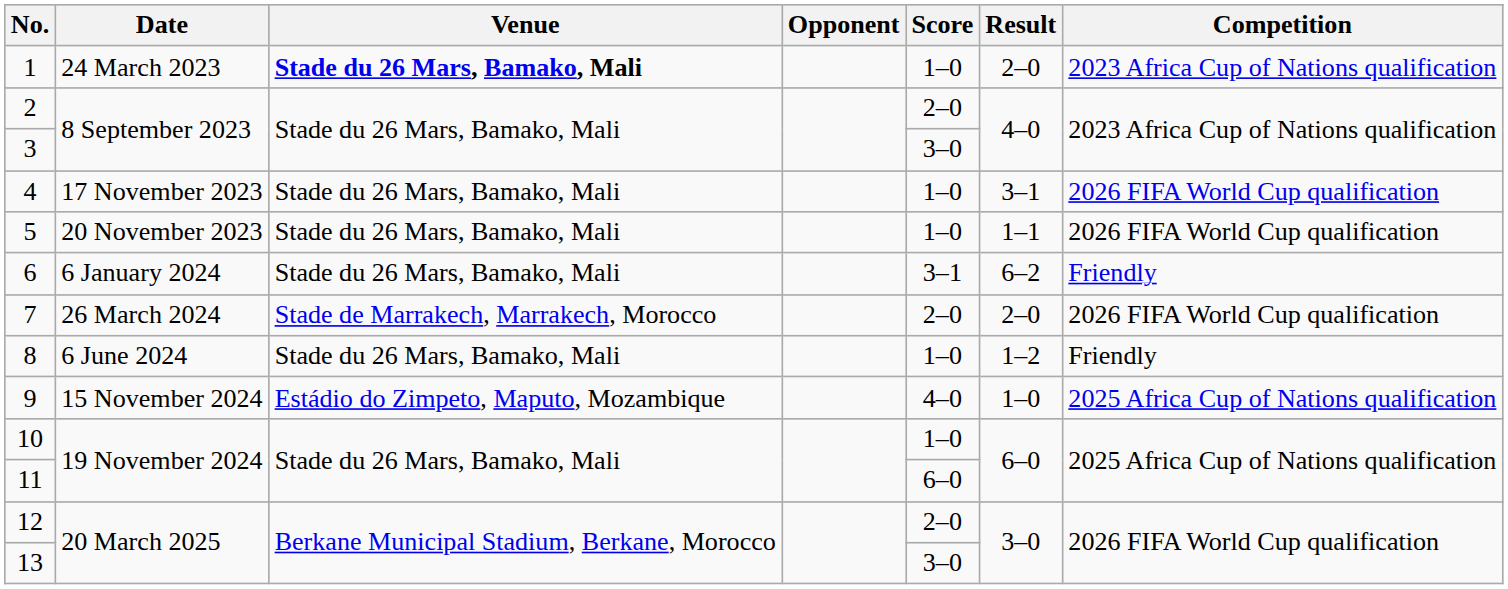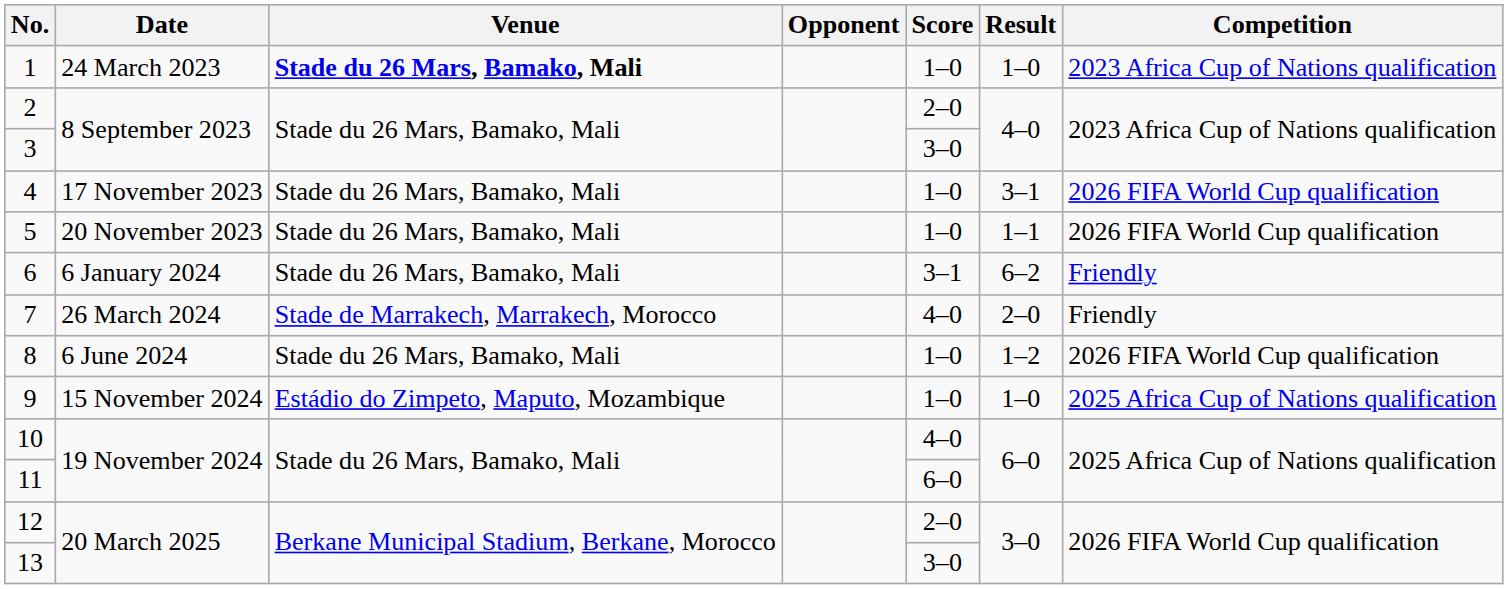(1021, 66) 2–0 -> (1021, 66) 1–0
(942, 314) 2–0 -> (942, 314) 4–0
(1254, 314) 2026 FIFA World Cup qualification -> (1113, 314) Friendly
(1113, 356) Friendly -> (1254, 356) 2026 FIFA World Cup qualification
(942, 397) 4–0 -> (942, 397) 1–0
(942, 438) 1–0 -> (942, 438) 4–0
